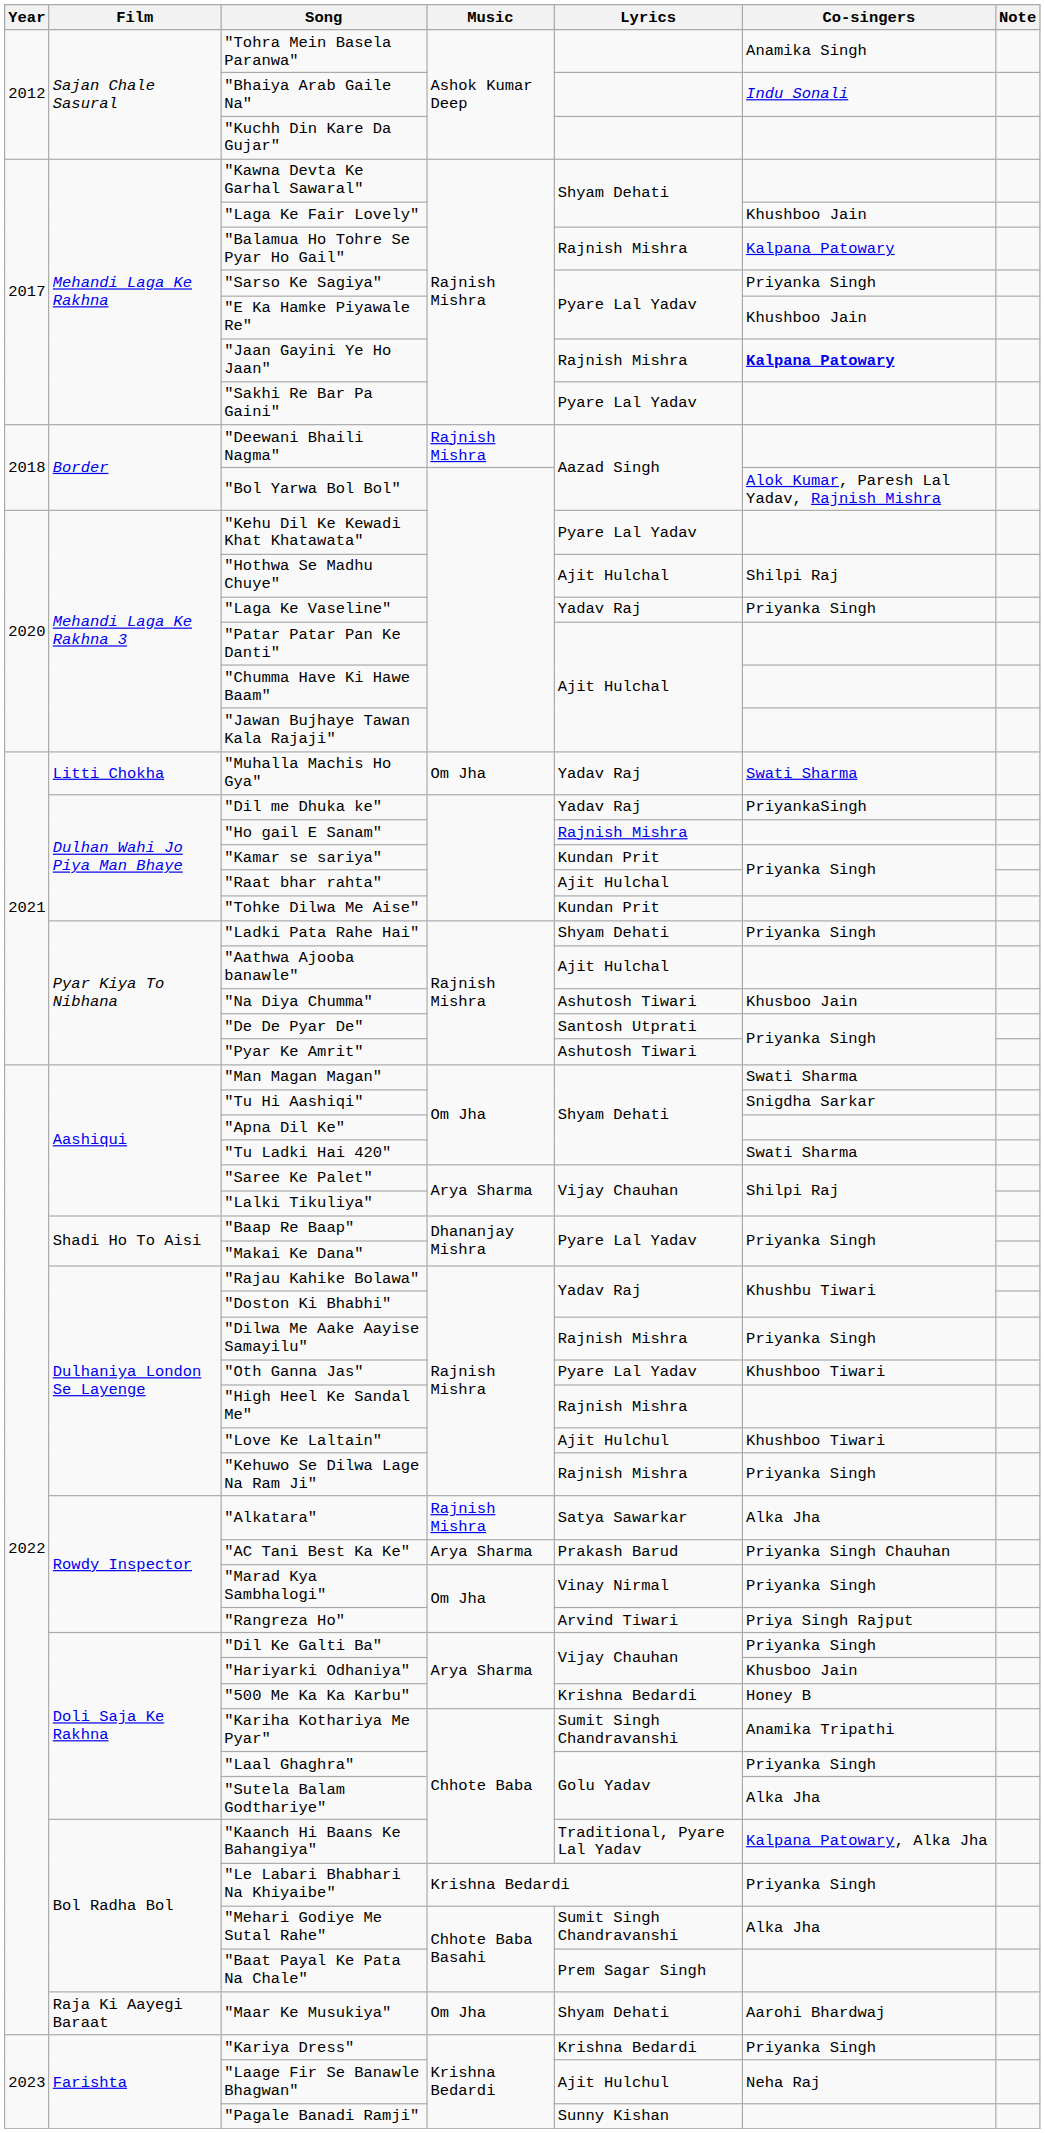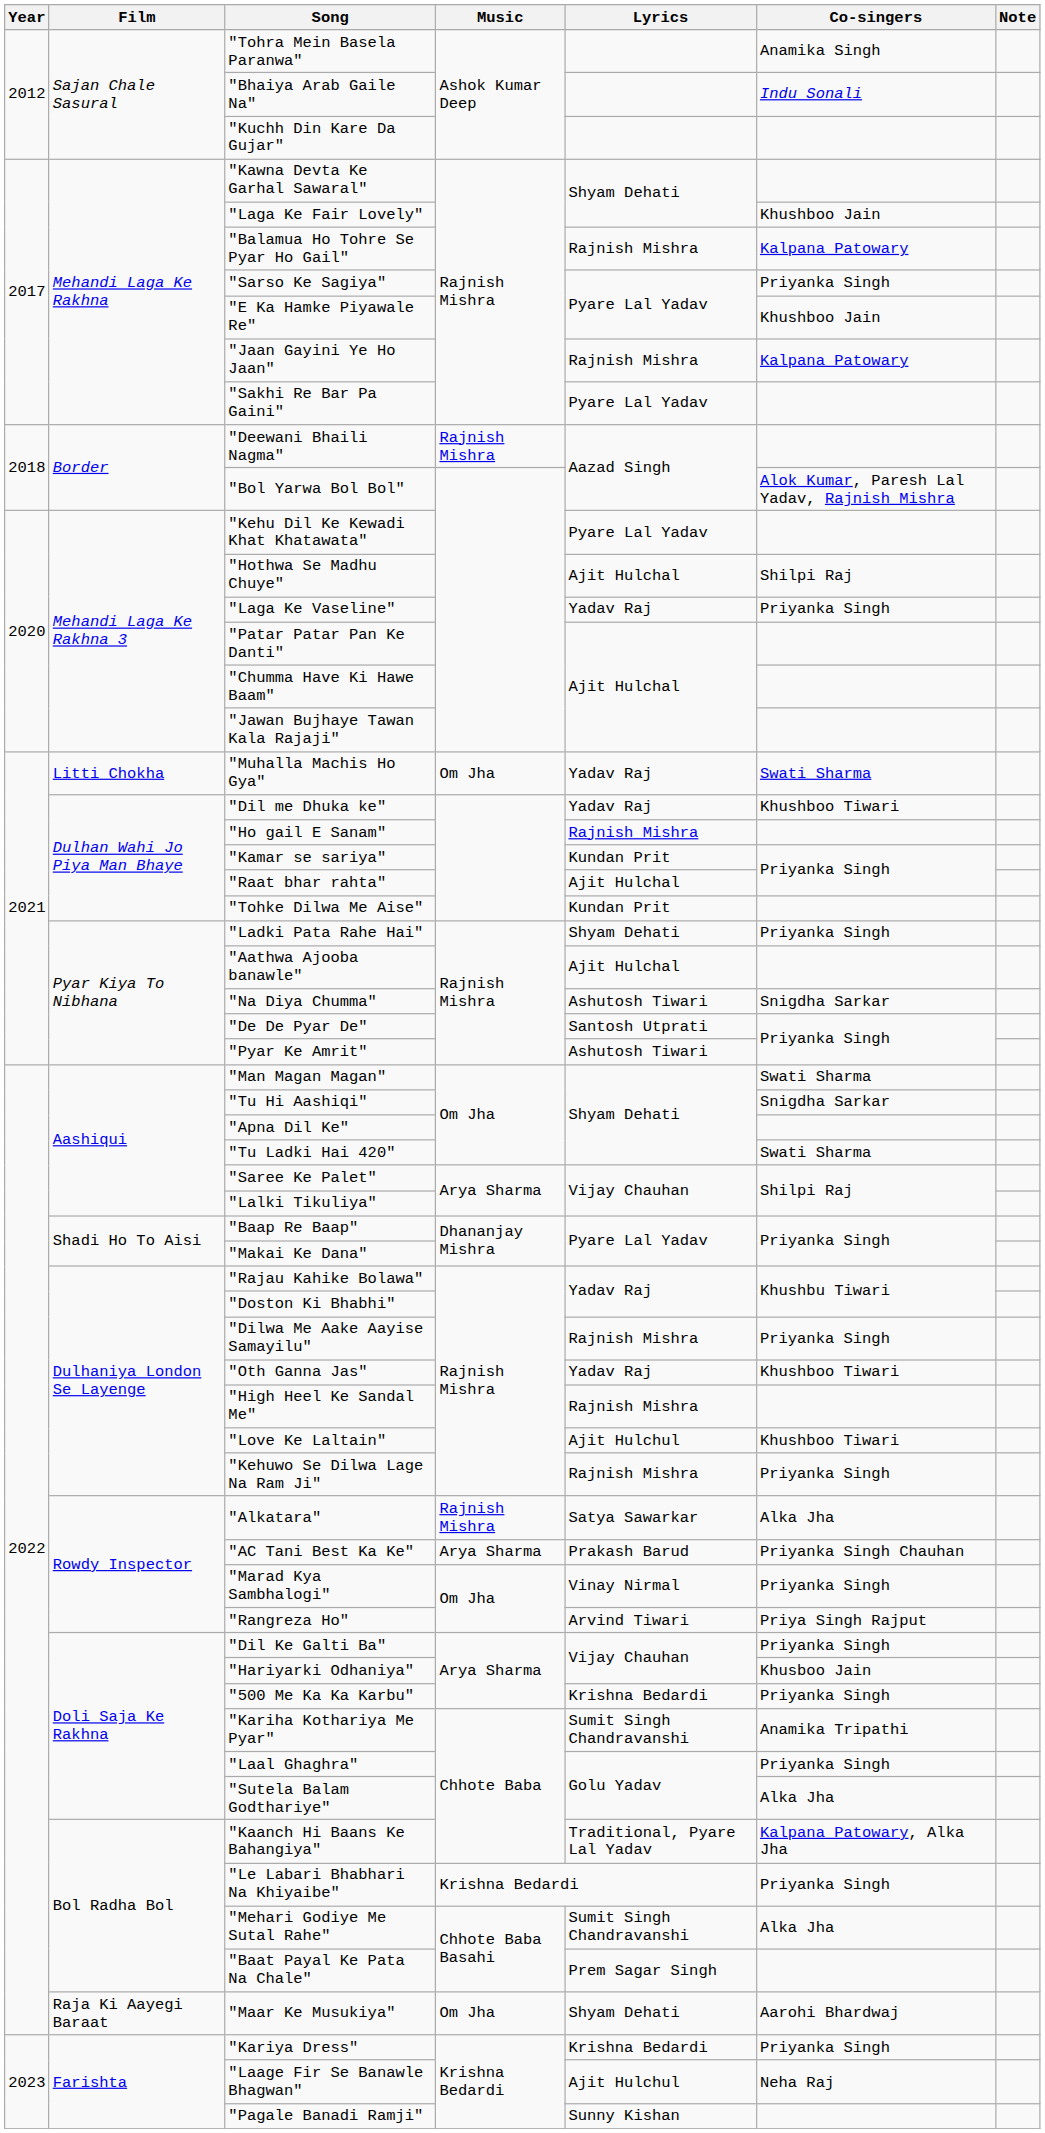(820, 360) bold -> (834, 360) normal
(806, 807) PriyankaSingh -> (830, 807) Khushboo Tiwari
(802, 1001) Khusboo Jain -> (825, 1001) Snigdha Sarkar
(627, 1372) Pyare Lal Yadav -> (610, 1372) Yadav Raj
(779, 1696) Honey B -> (825, 1696) Priyanka Singh
